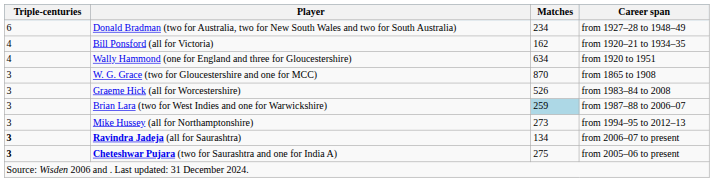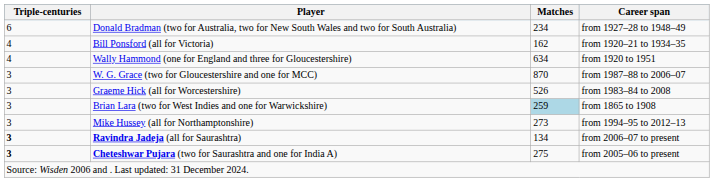(619, 75) from 1865 to 1908 -> (633, 75) from 1987–88 to 2006–07
(633, 106) from 1987–88 to 2006–07 -> (619, 106) from 1865 to 1908
